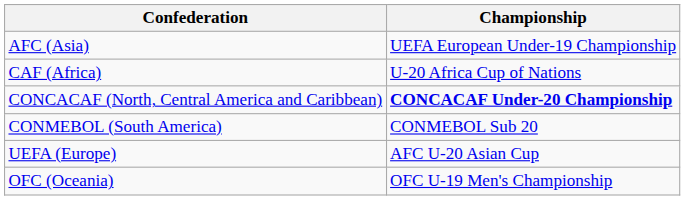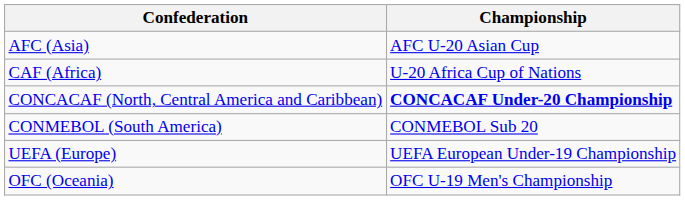(533, 45) UEFA European Under-19 Championship -> (465, 45) AFC U-20 Asian Cup
(465, 153) AFC U-20 Asian Cup -> (533, 153) UEFA European Under-19 Championship
